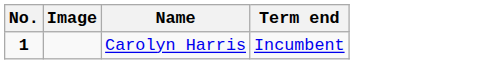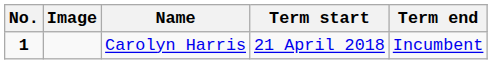+ column: (319, 18)
